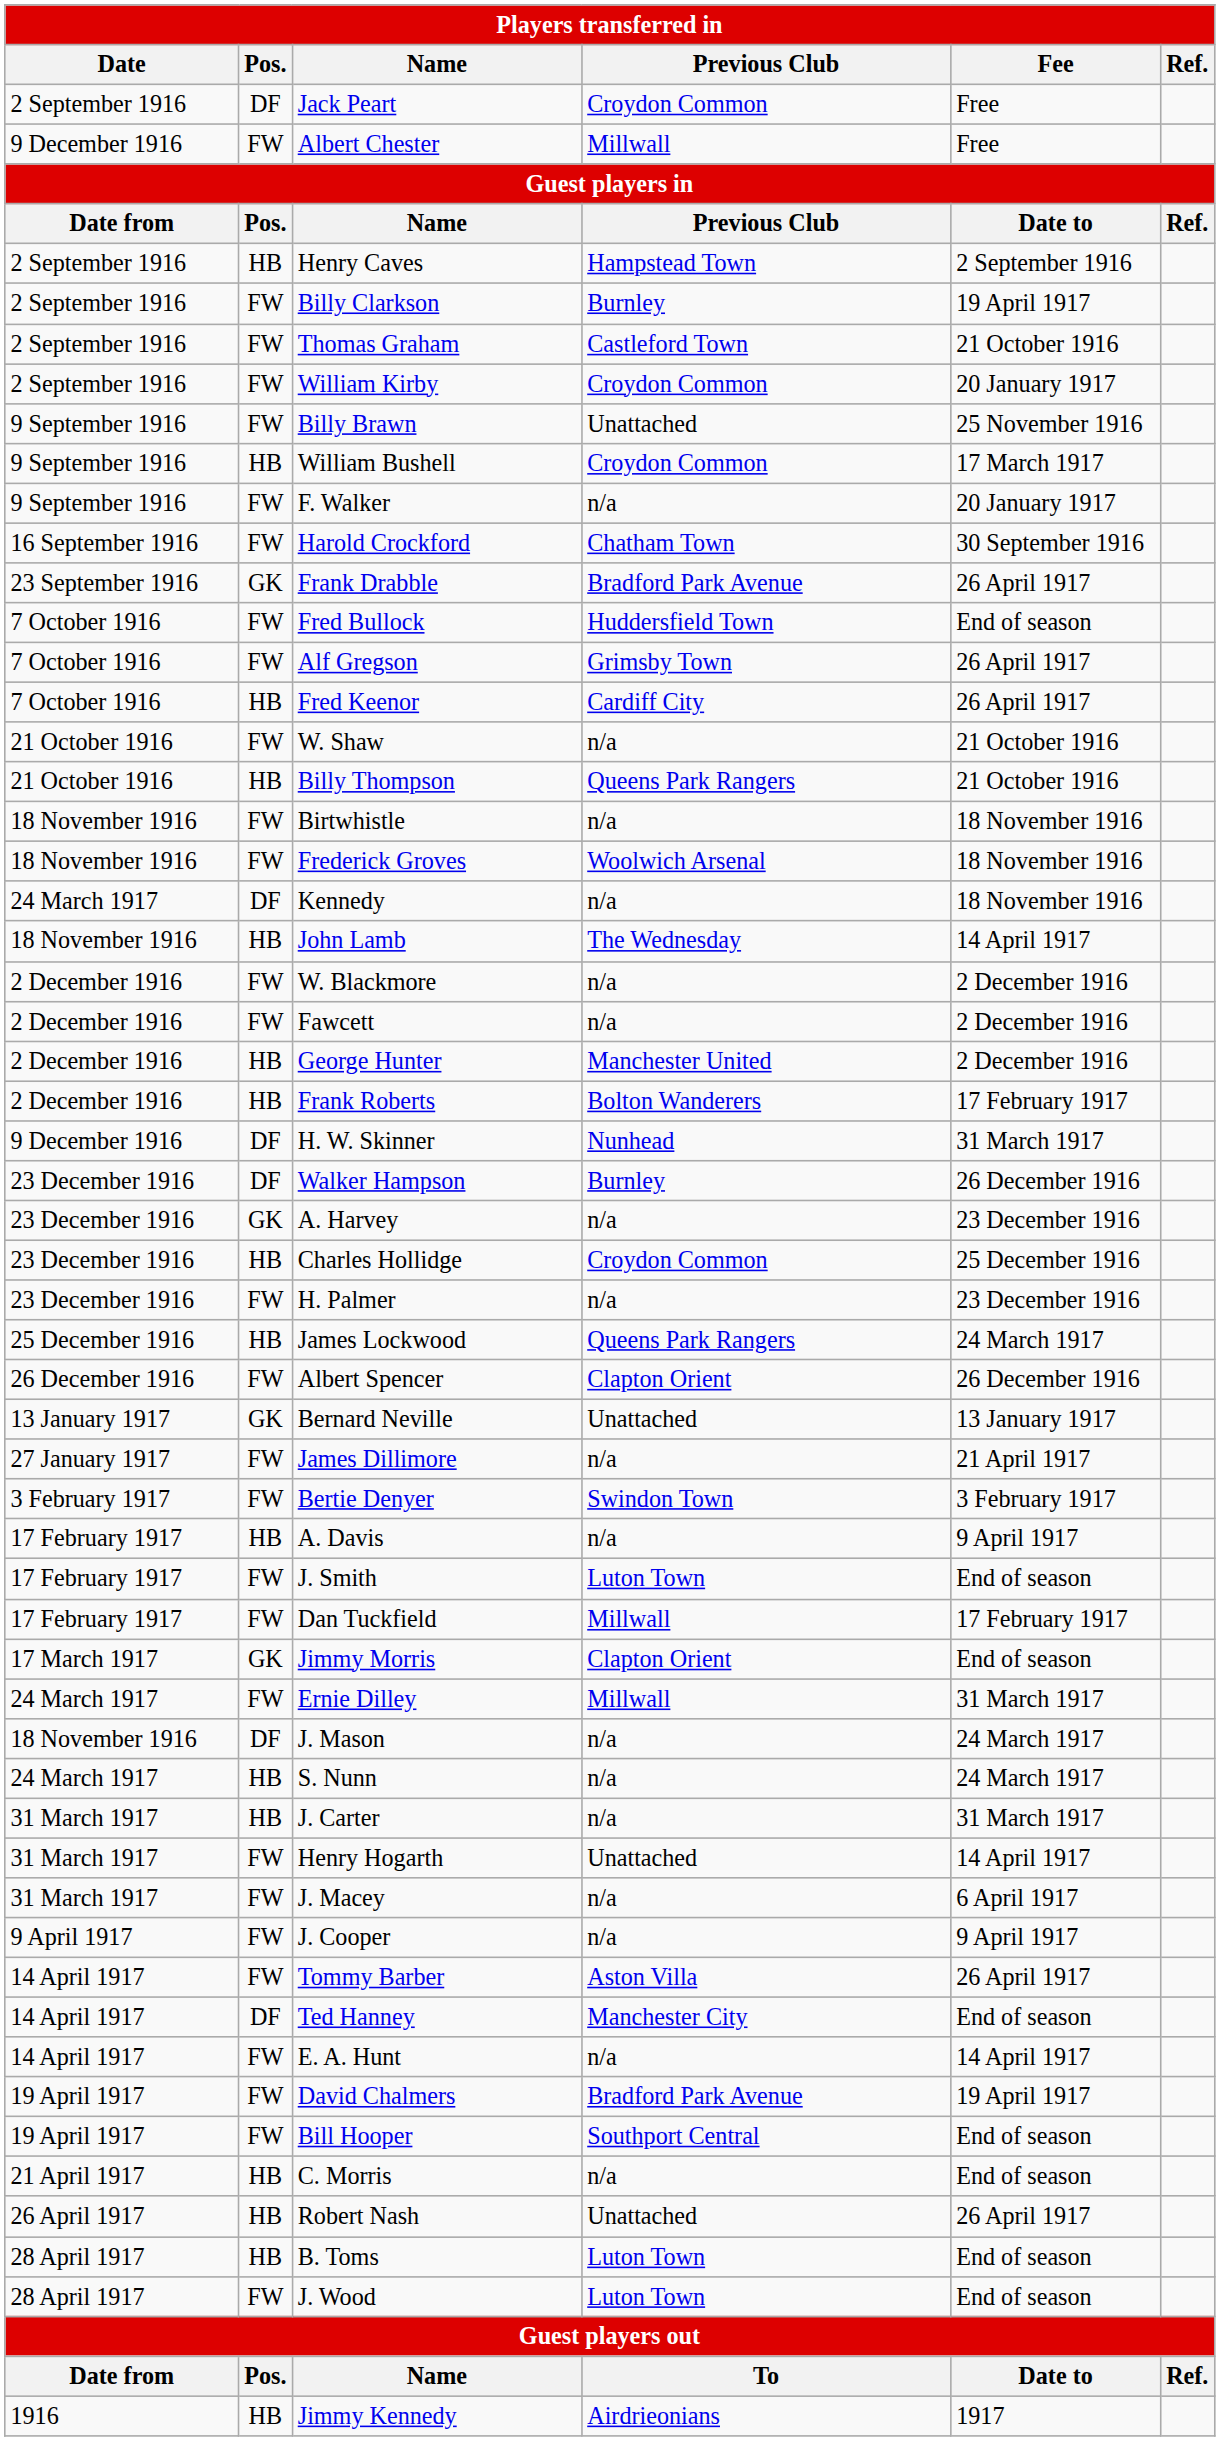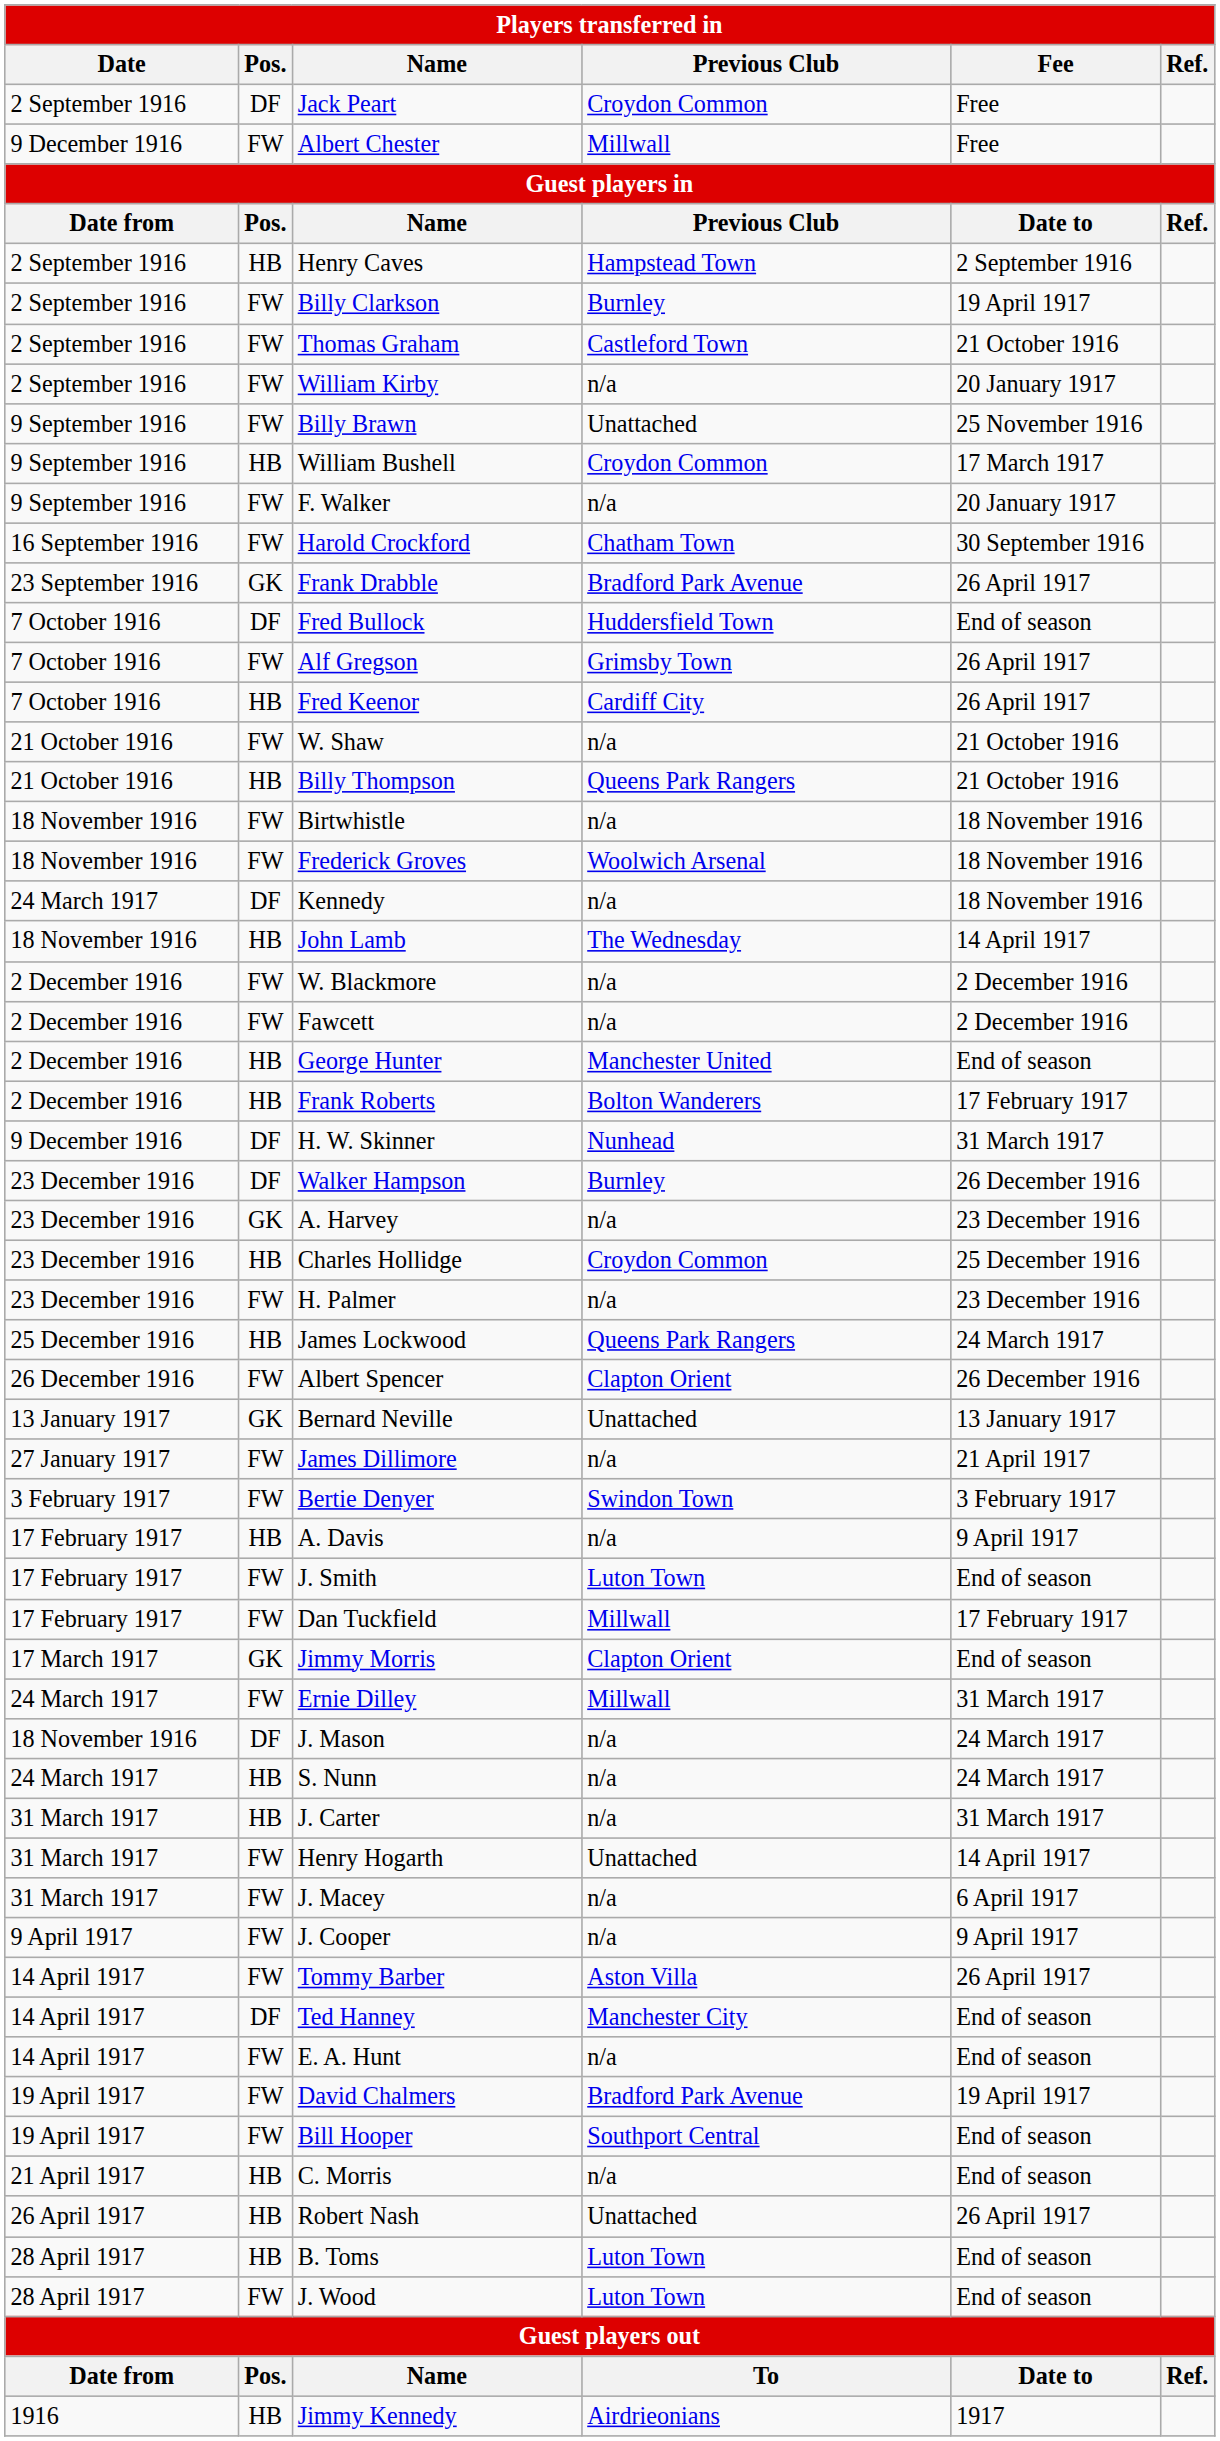(677, 383) Croydon Common -> (602, 383) n/a
(265, 622) FW -> (265, 622) DF
(1042, 1060) 2 December 1916 -> (1024, 1060) End of season
(1023, 2056) 14 April 1917 -> (1024, 2056) End of season
